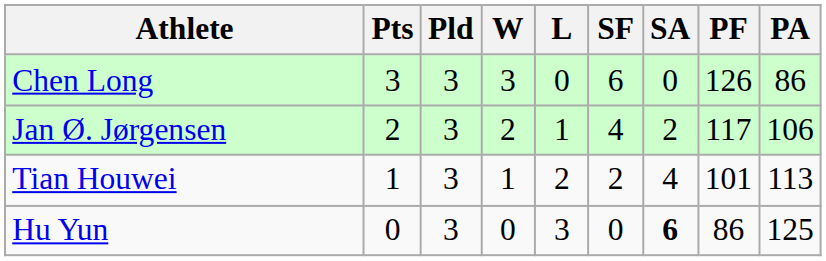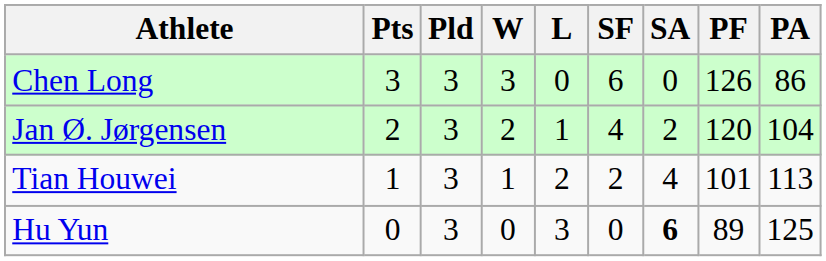(728, 129) 117 -> (728, 129) 120
(790, 129) 106 -> (790, 129) 104
(728, 229) 86 -> (728, 229) 89
